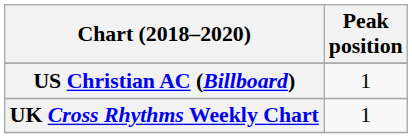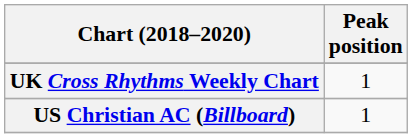rows swapped: (164, 115) <-> (164, 80)
